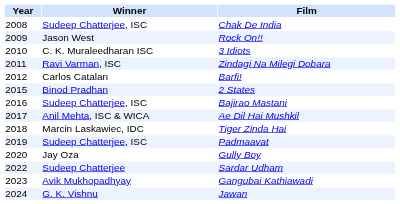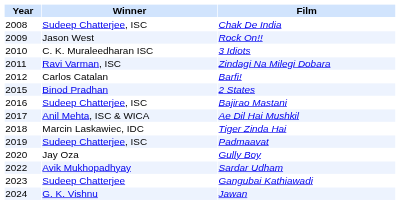(84, 167) Sudeep Chatterjee -> (87, 167) Avik Mukhopadhyay
(87, 180) Avik Mukhopadhyay -> (84, 180) Sudeep Chatterjee
